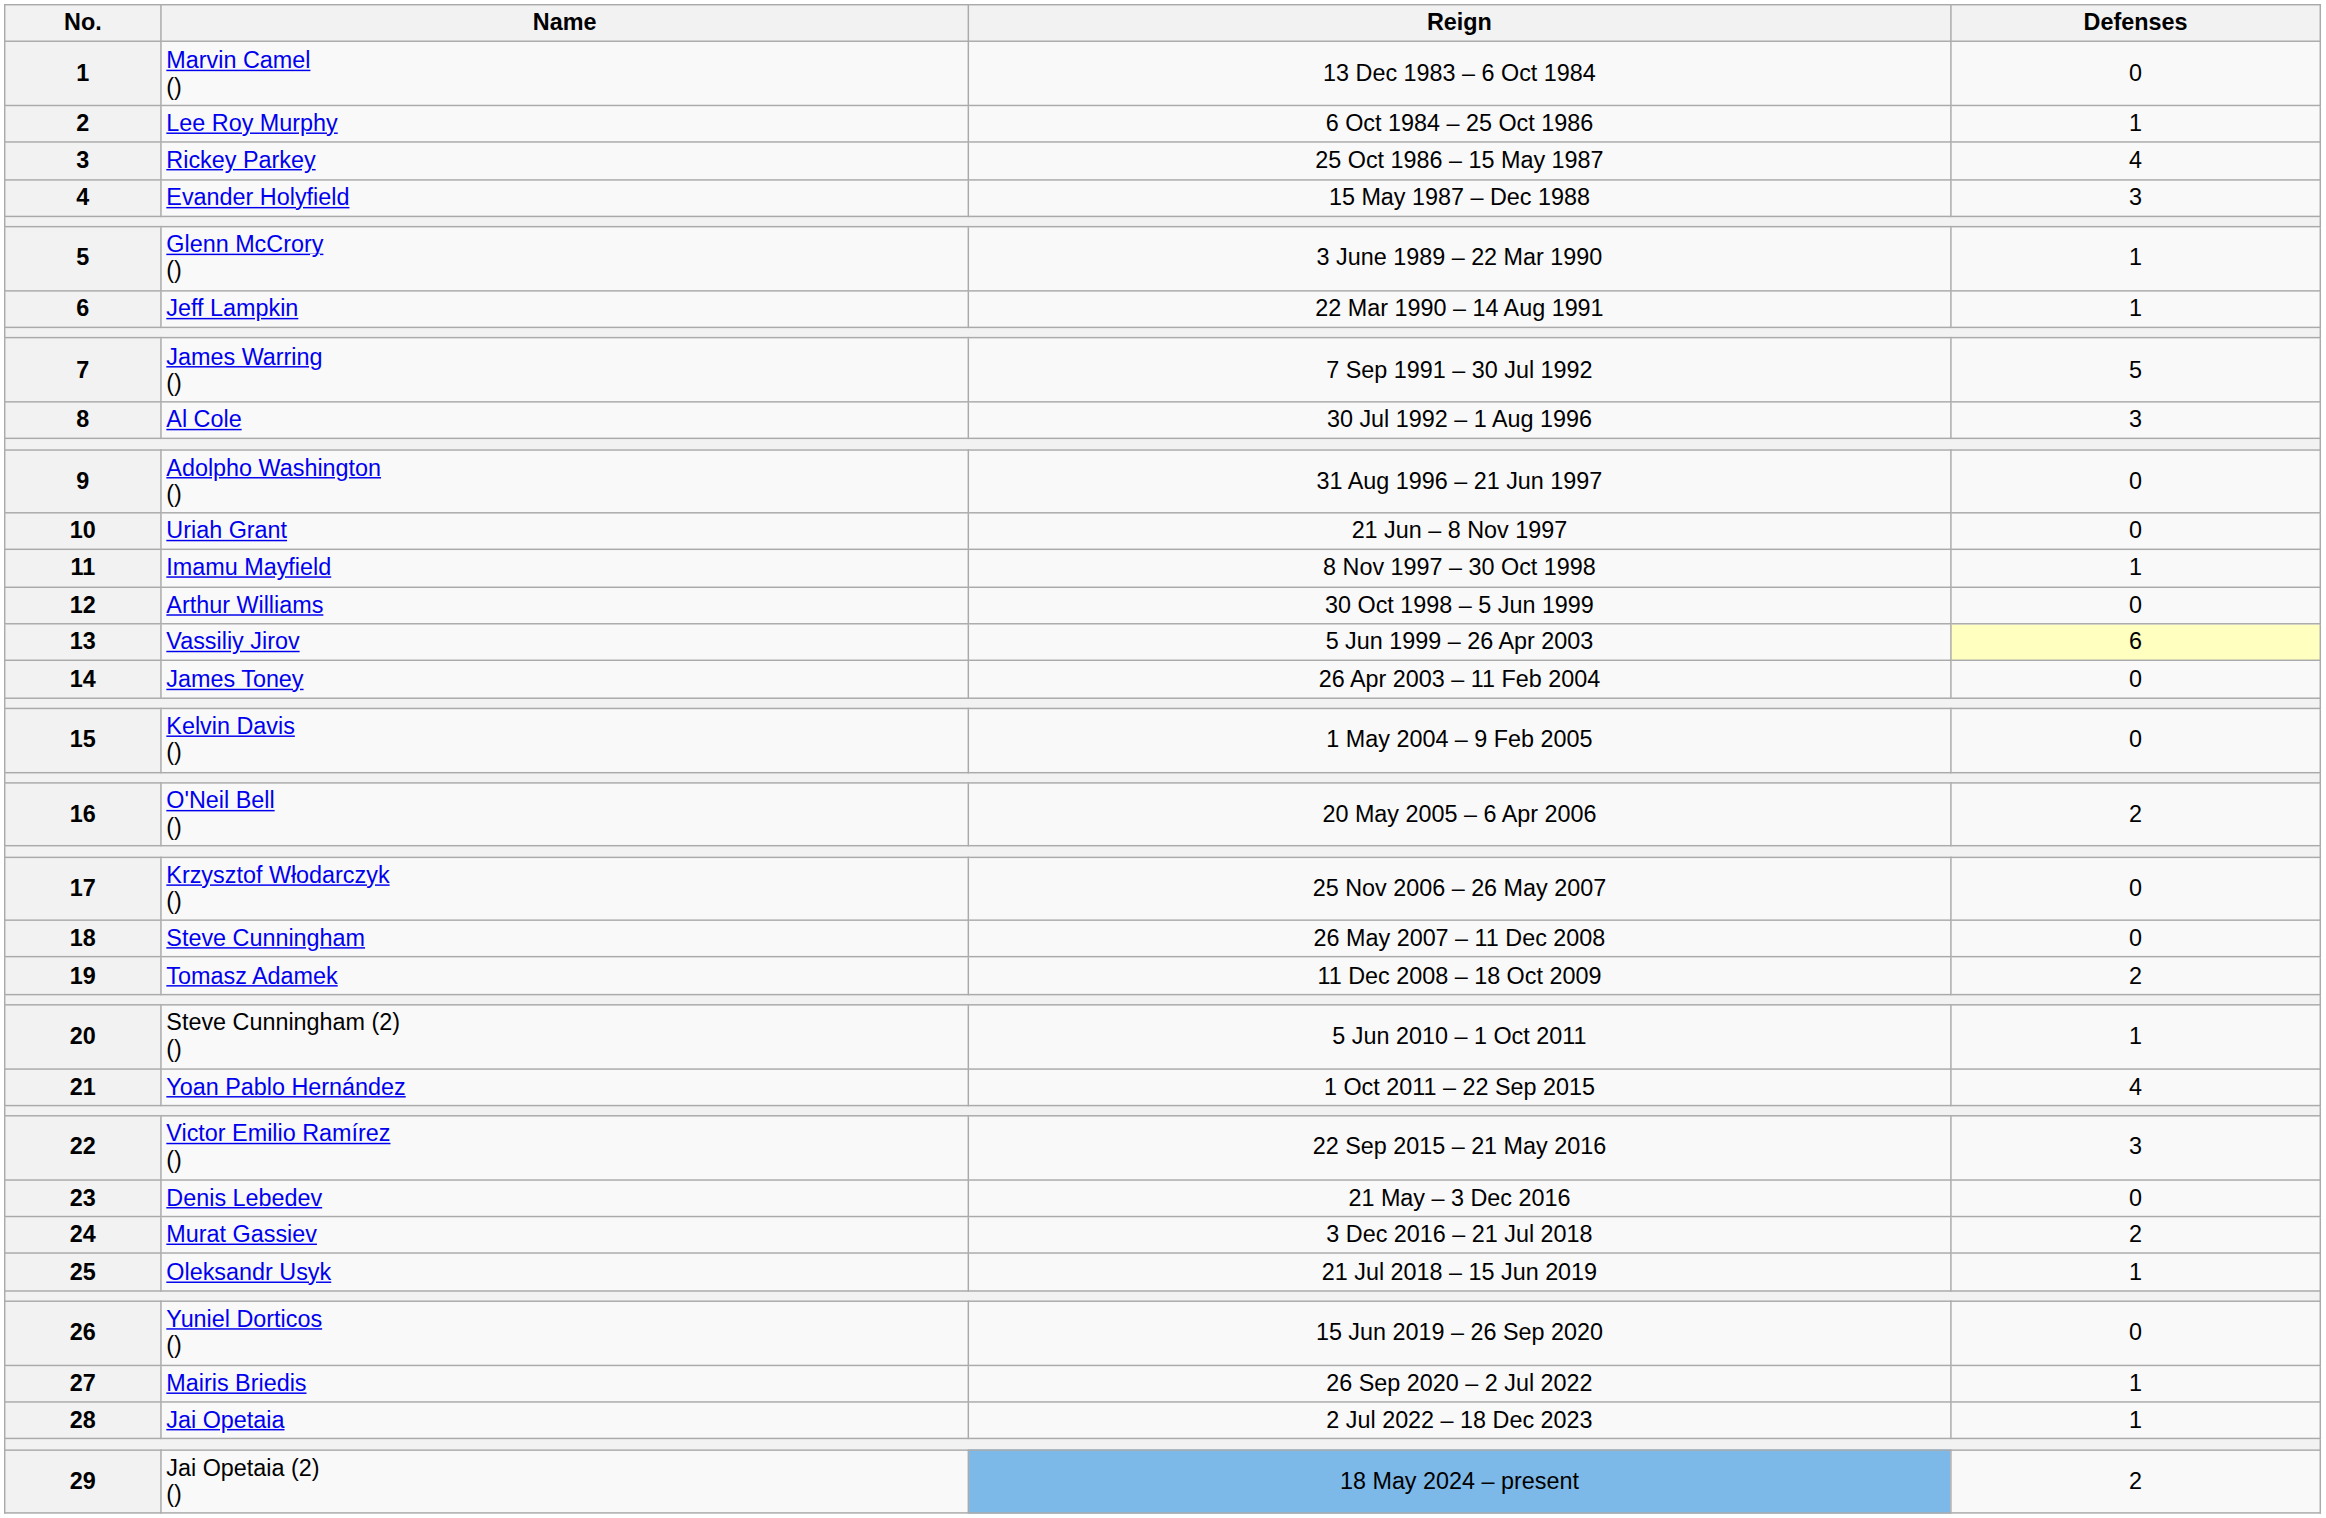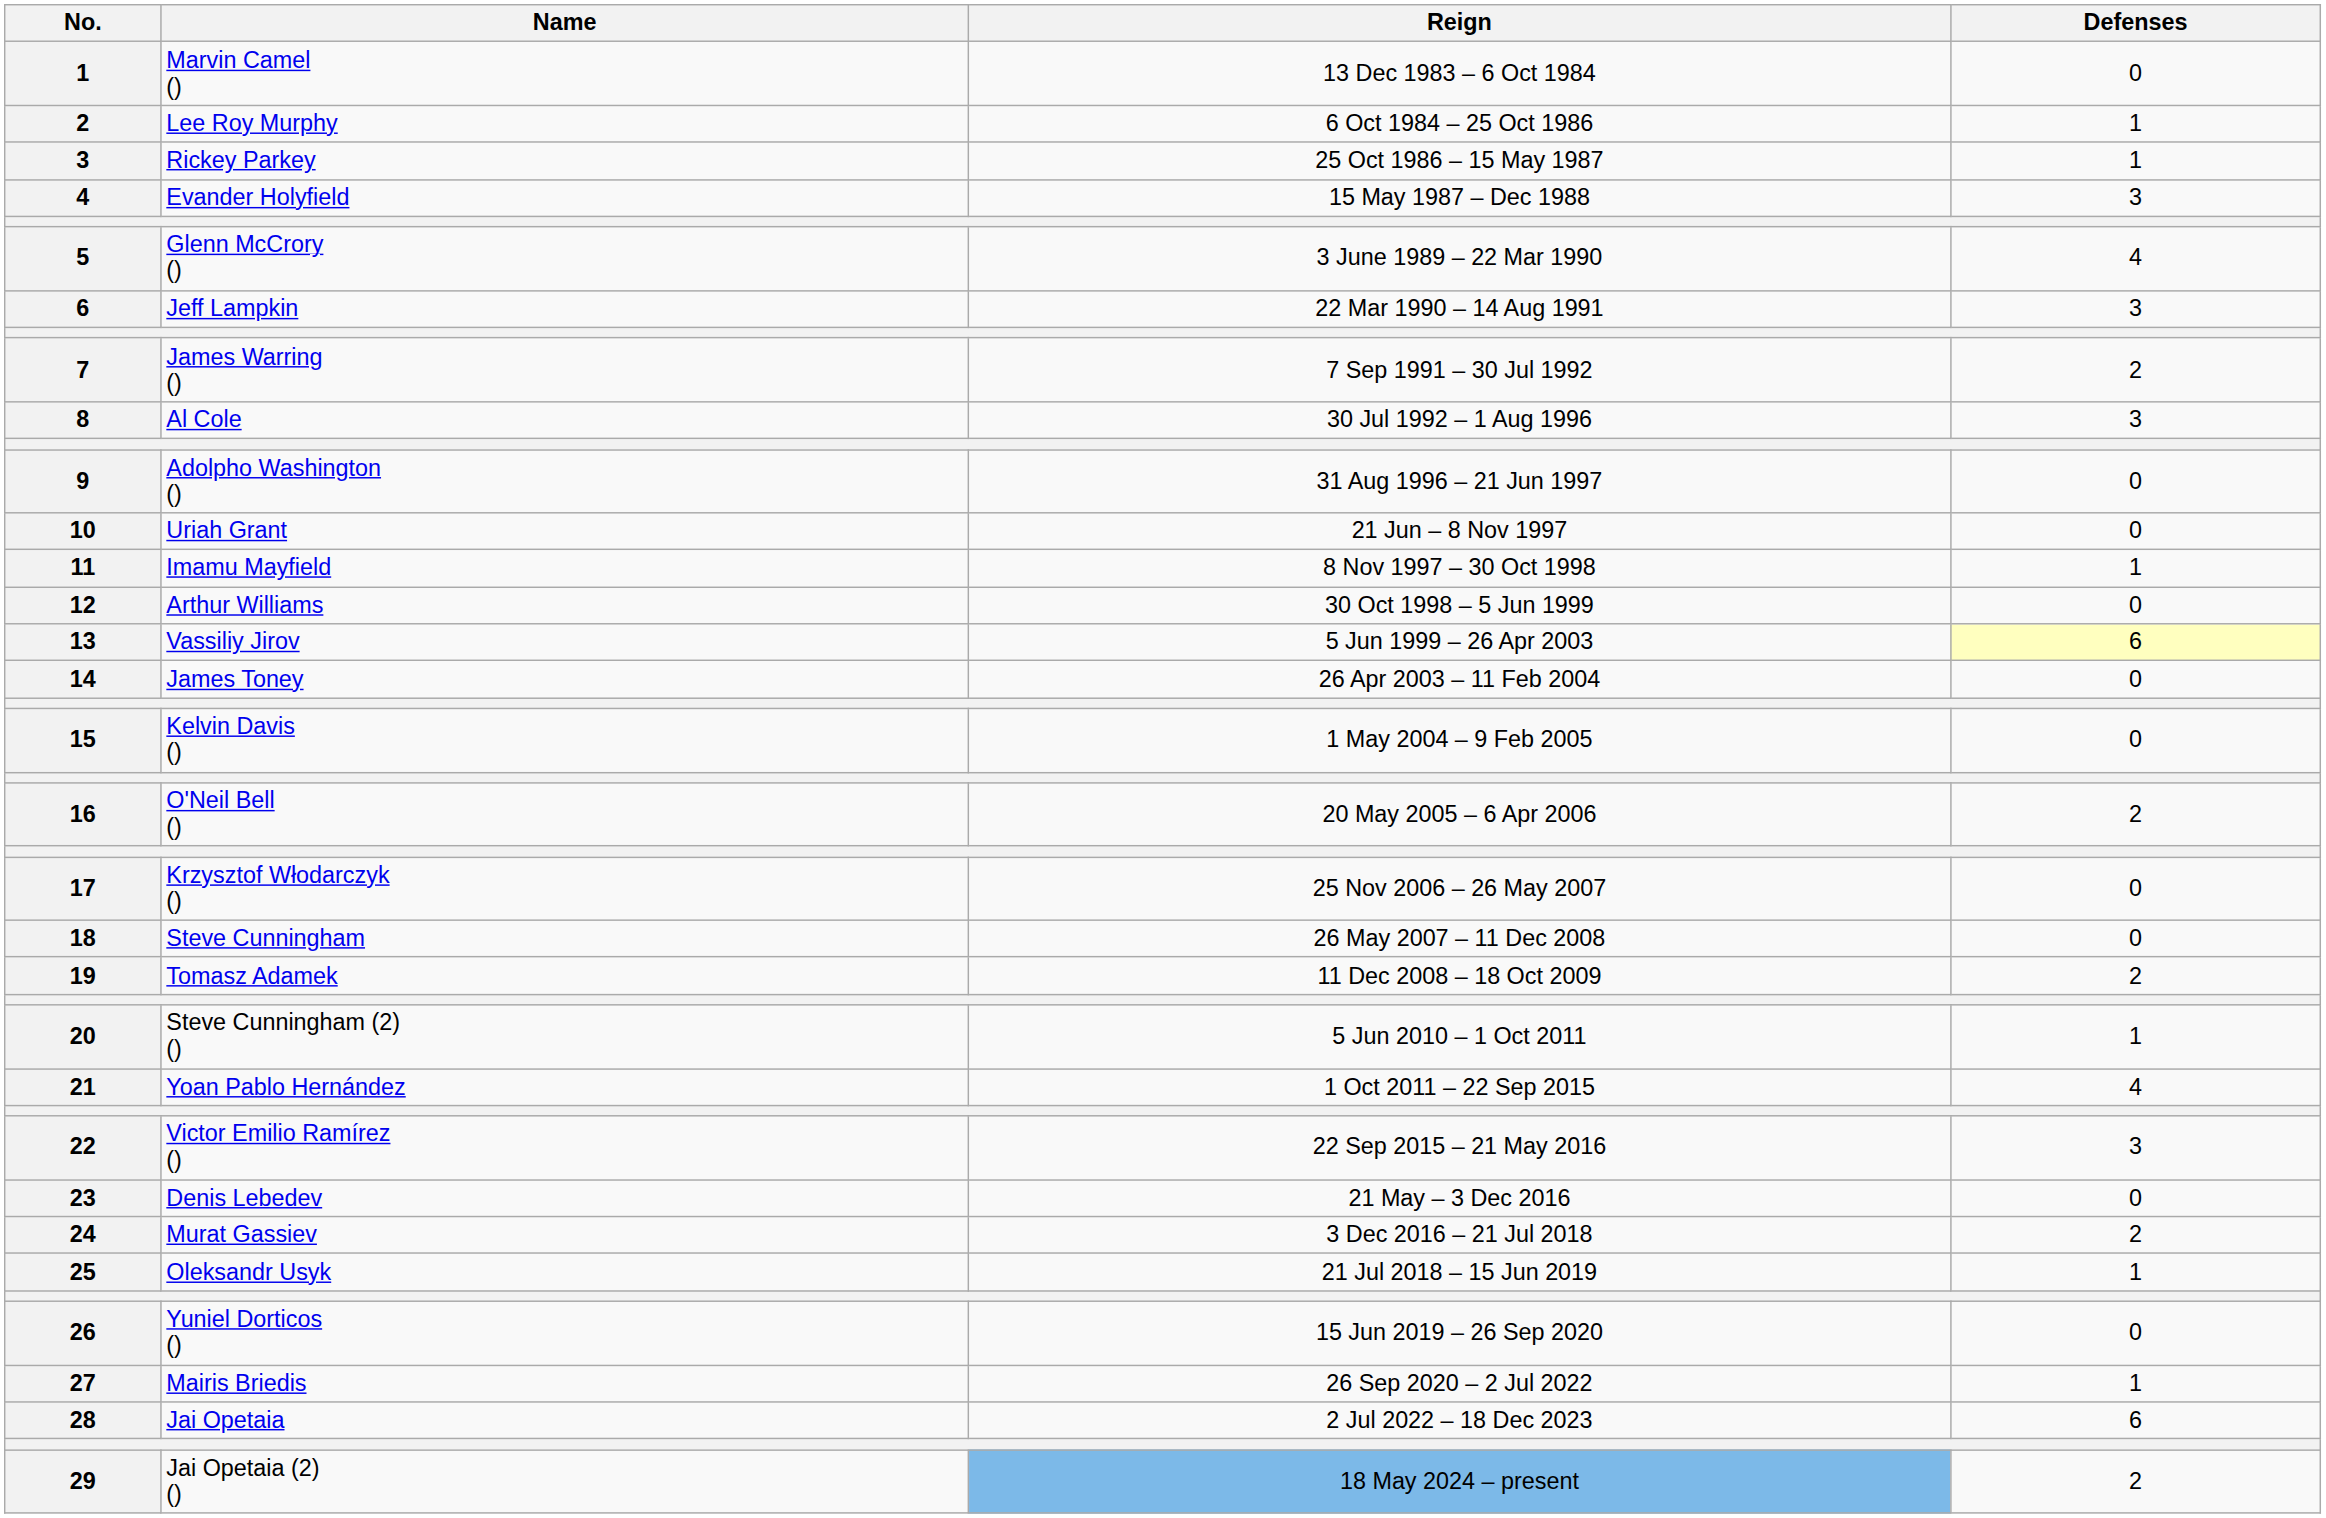(2136, 160) 4 -> (2136, 160) 1
(2136, 258) 1 -> (2136, 258) 4
(2136, 308) 1 -> (2136, 308) 3
(2136, 369) 5 -> (2136, 369) 2
(2136, 1420) 1 -> (2136, 1420) 6
